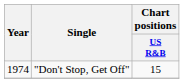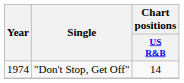(155, 69) 15 -> (155, 69) 14
